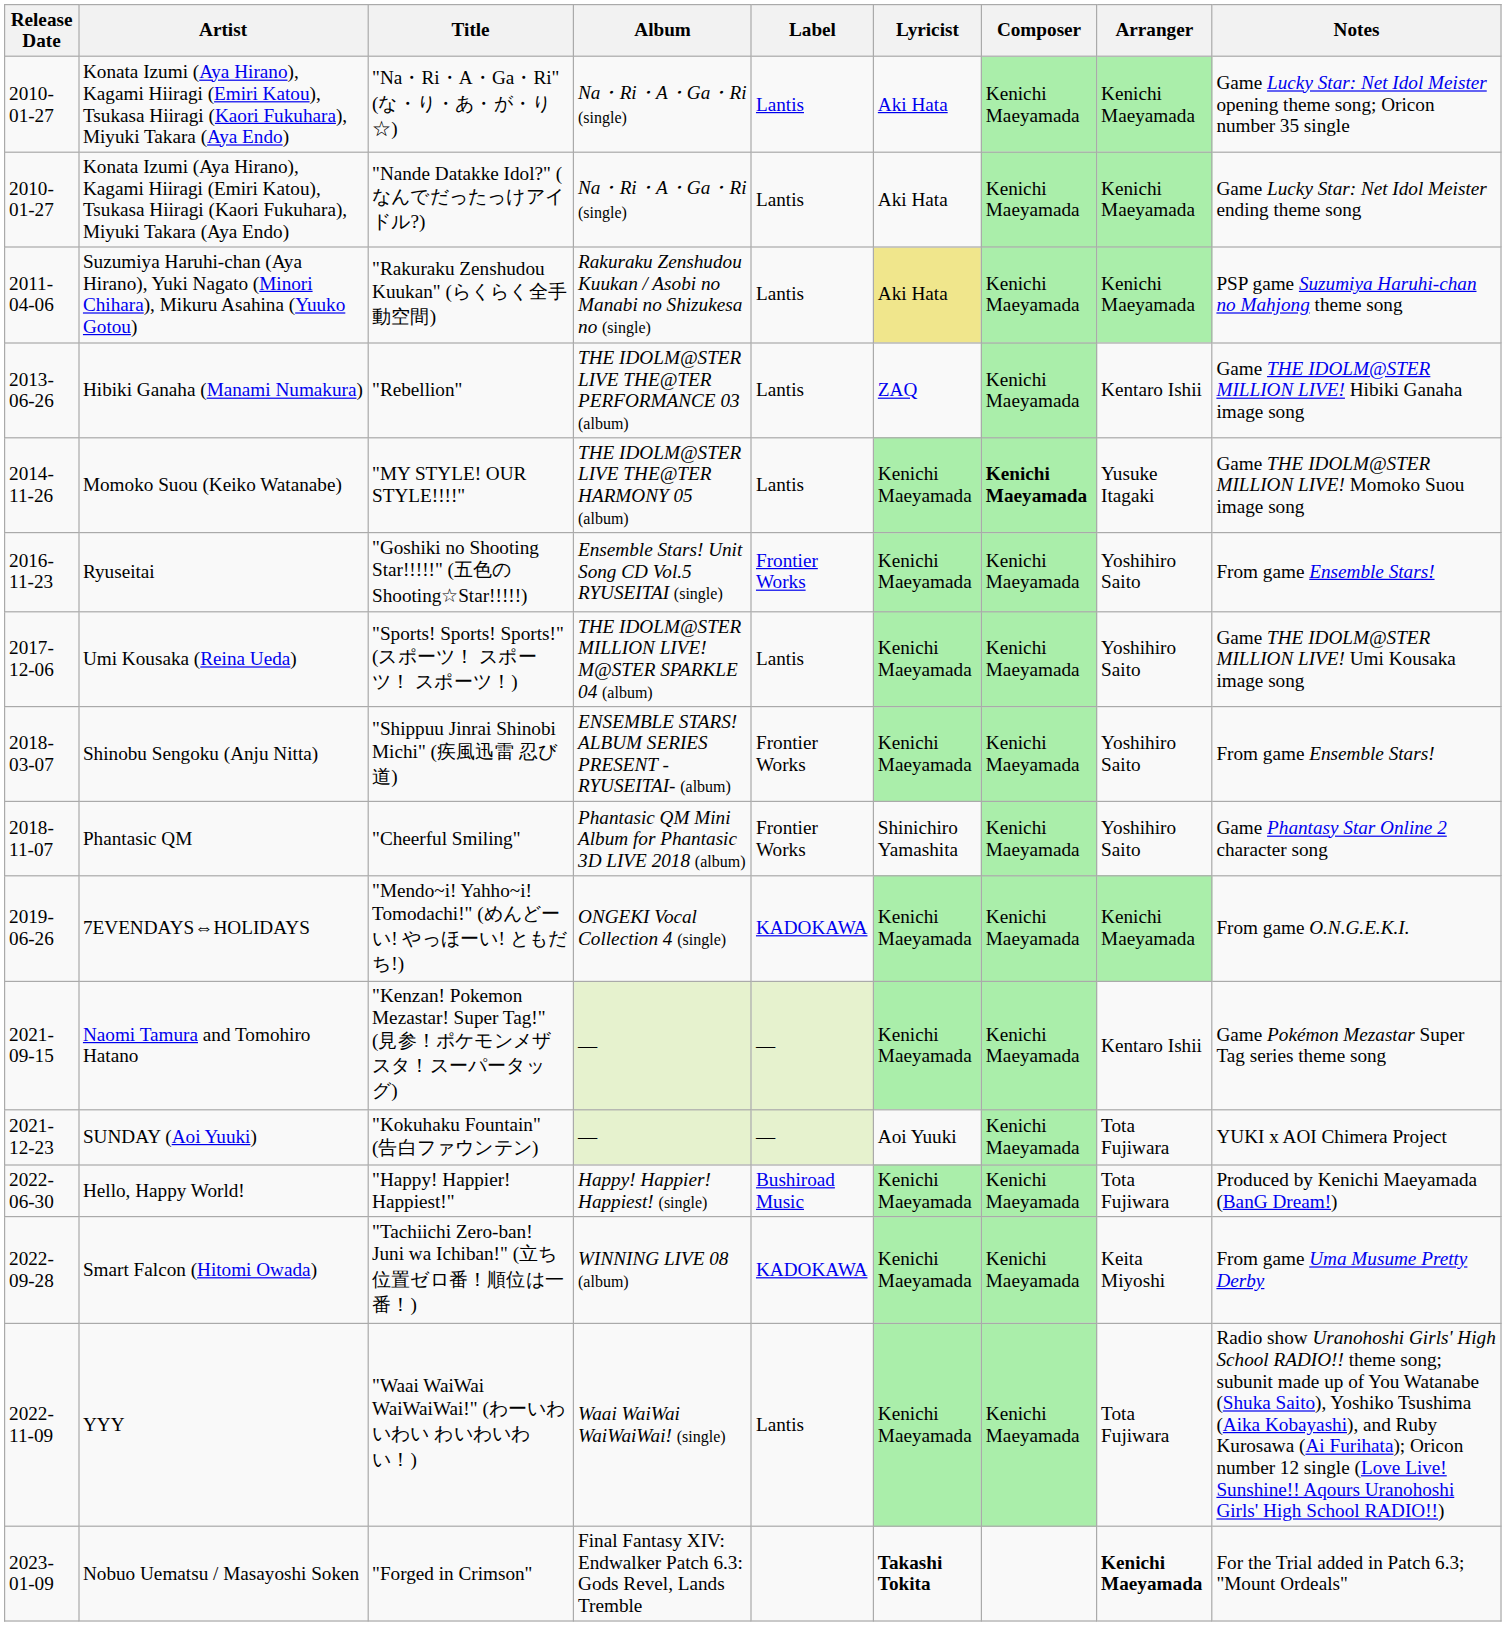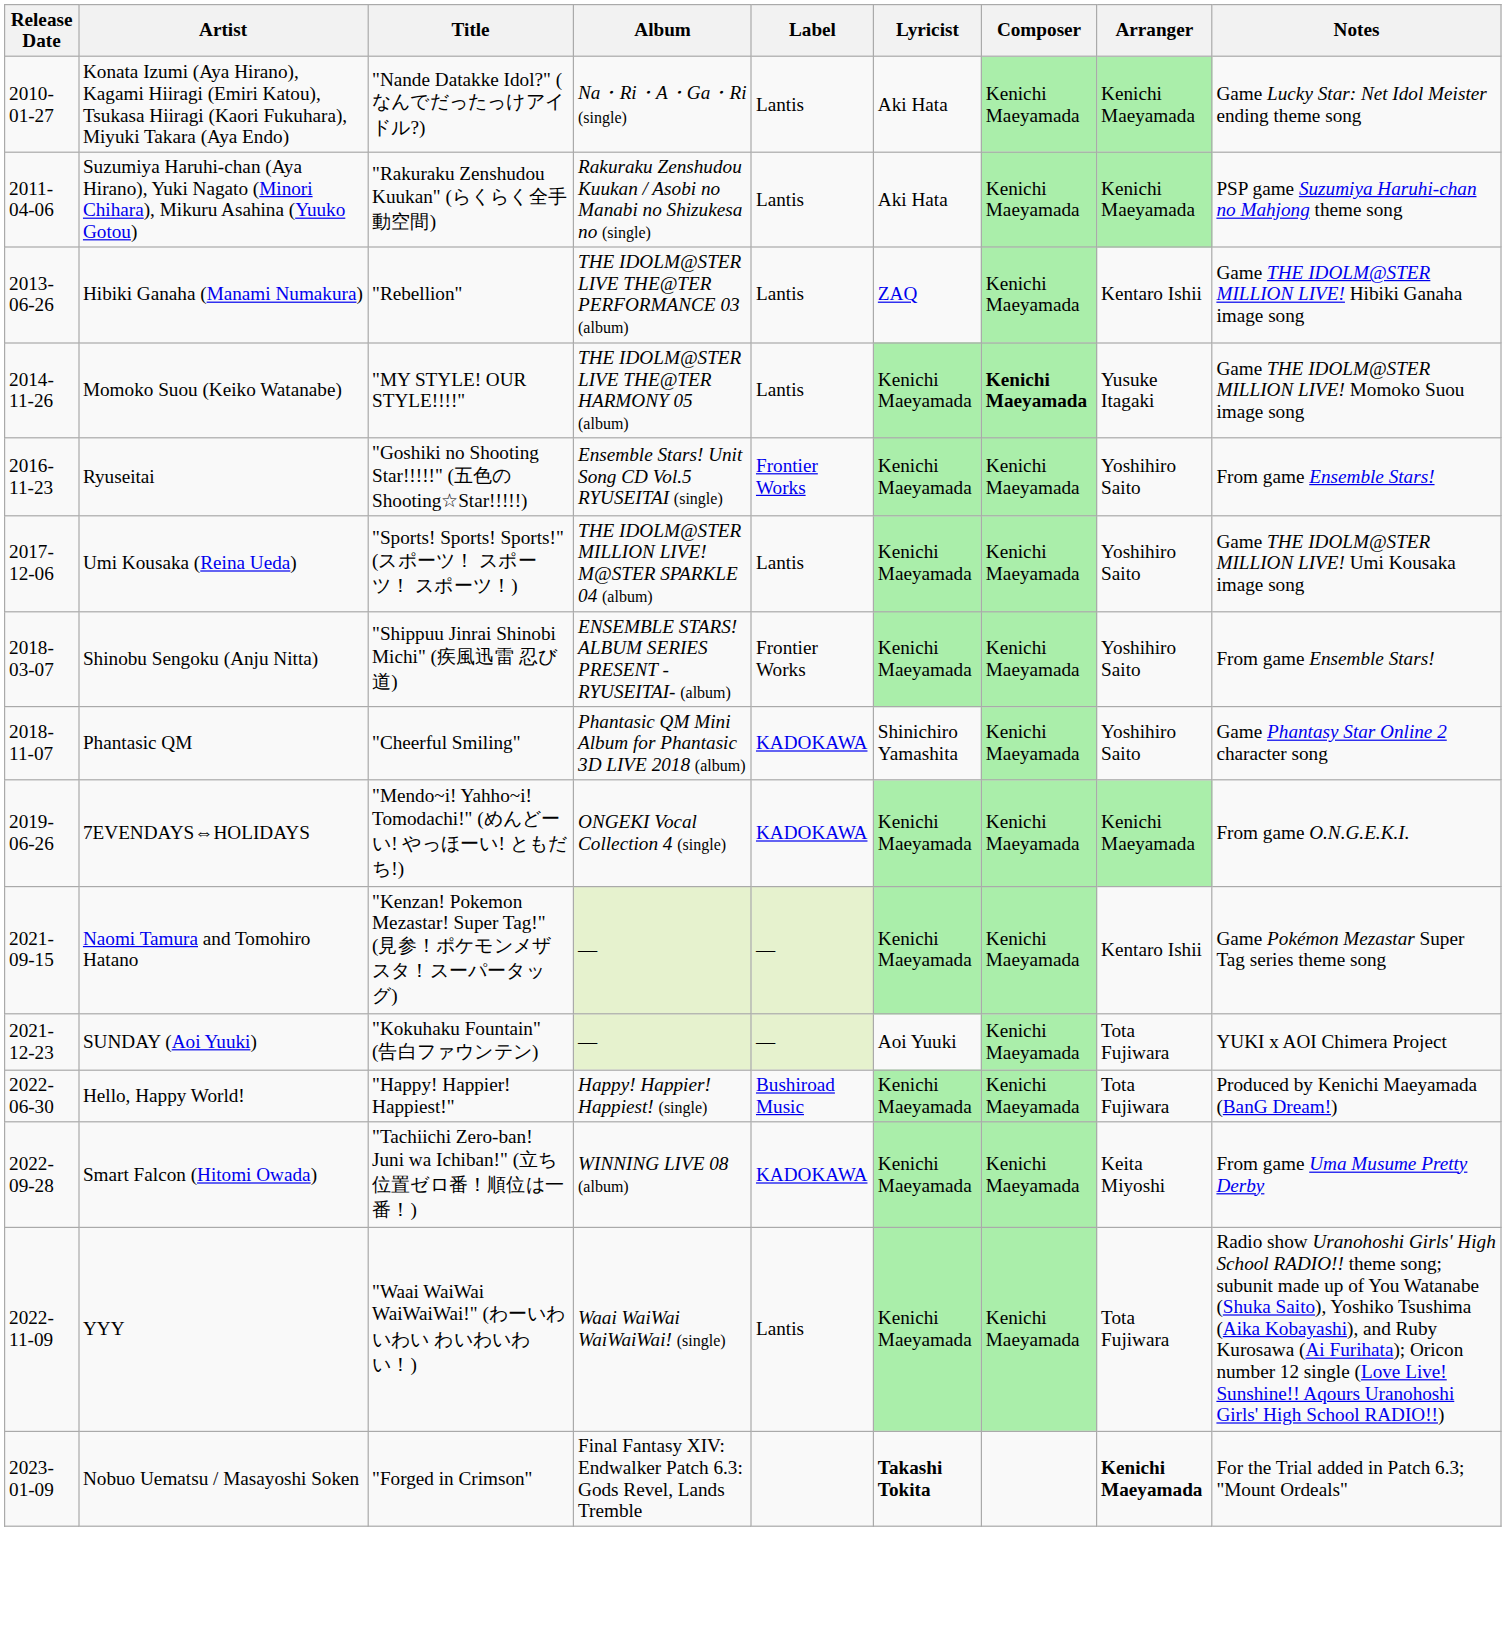- row: (466, 103)
(913, 294) khaki background -> (913, 199) no background
(787, 838) Frontier Works -> (812, 743) KADOKAWA
